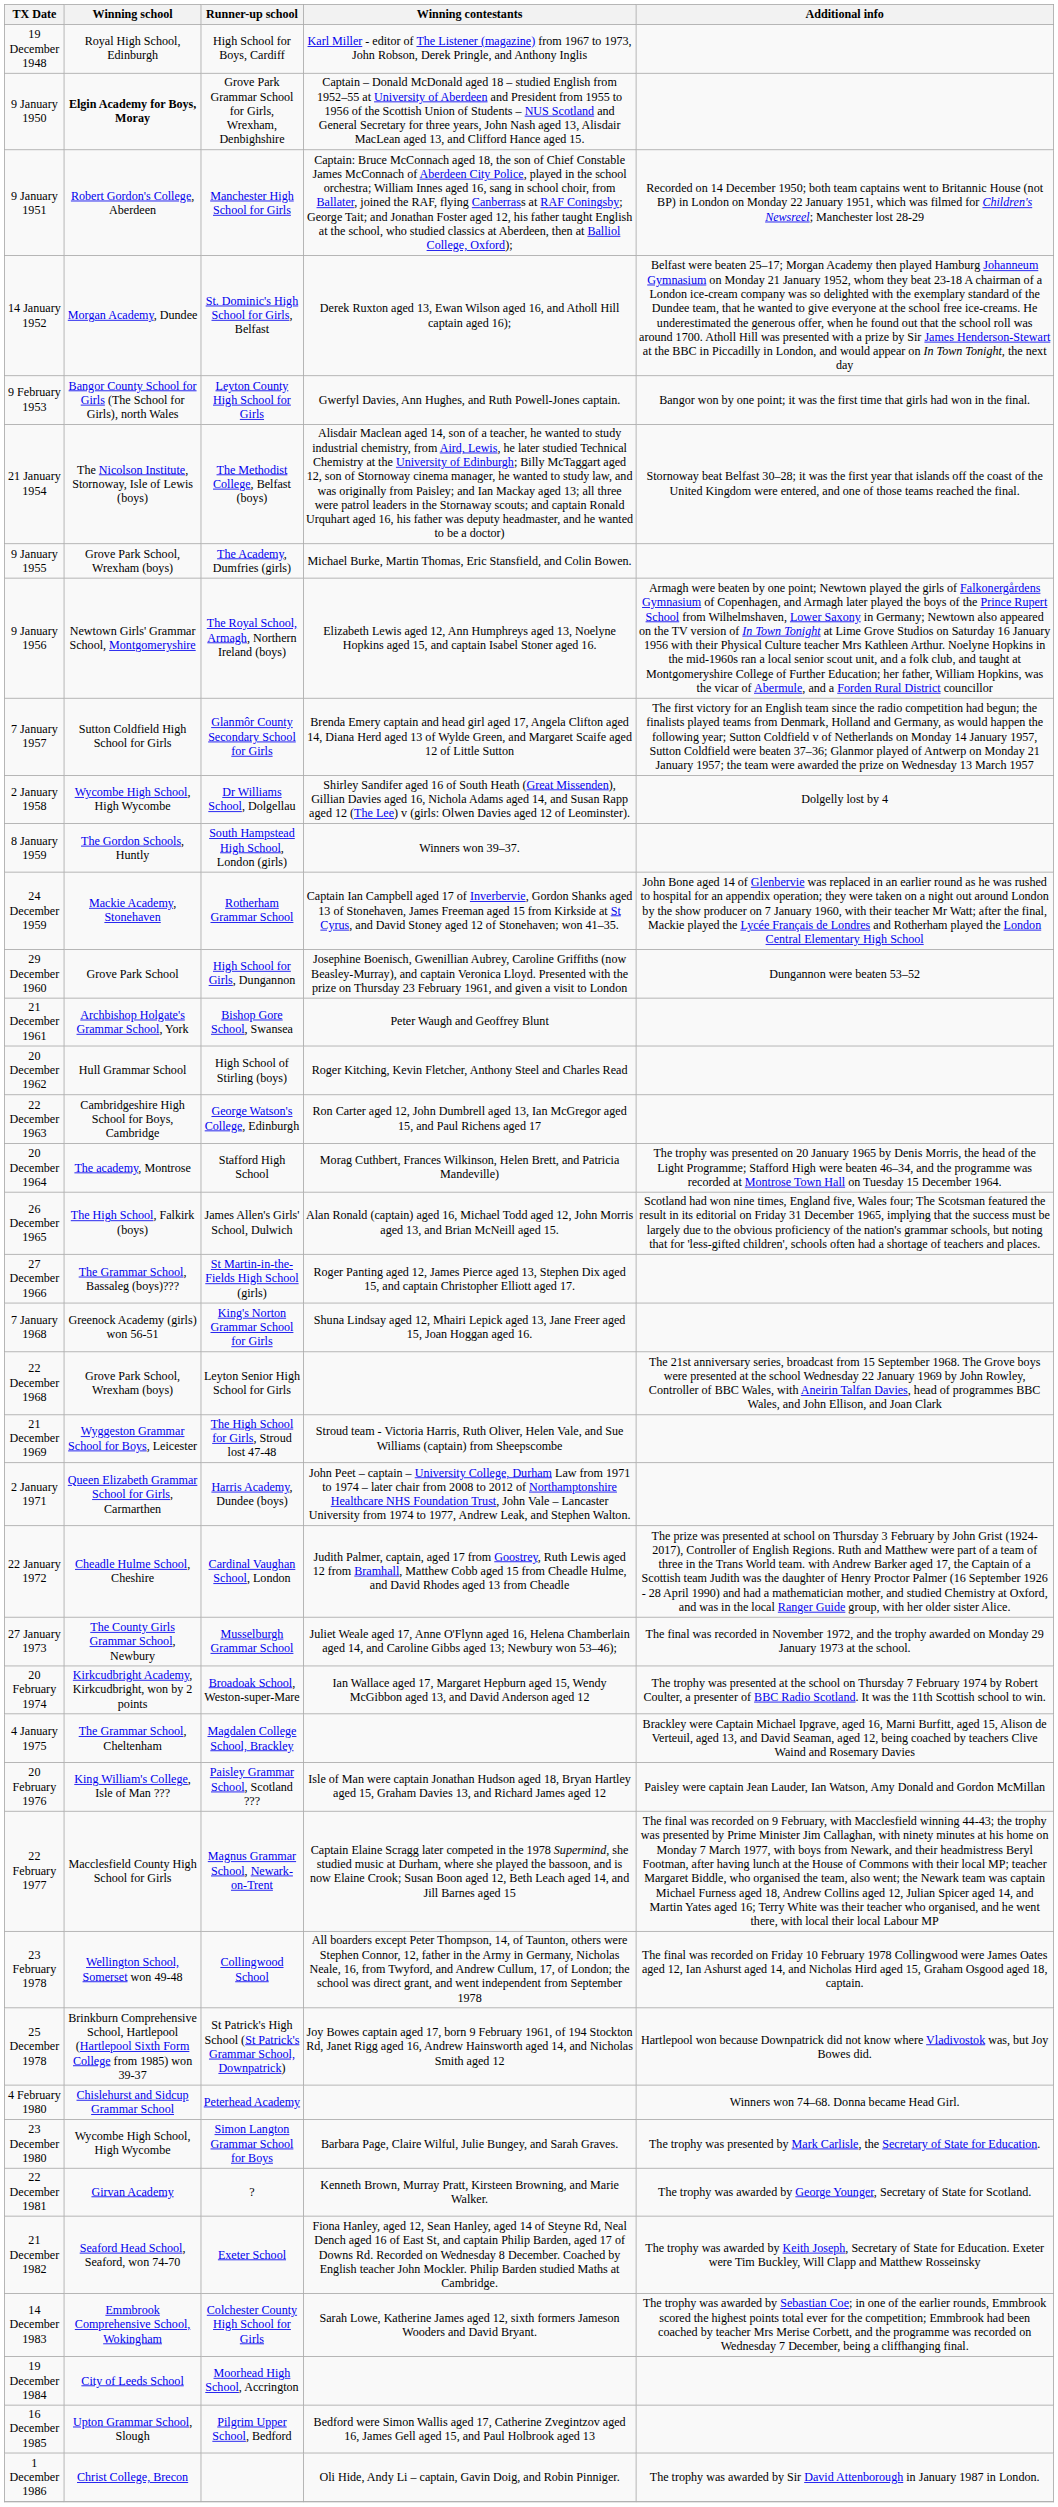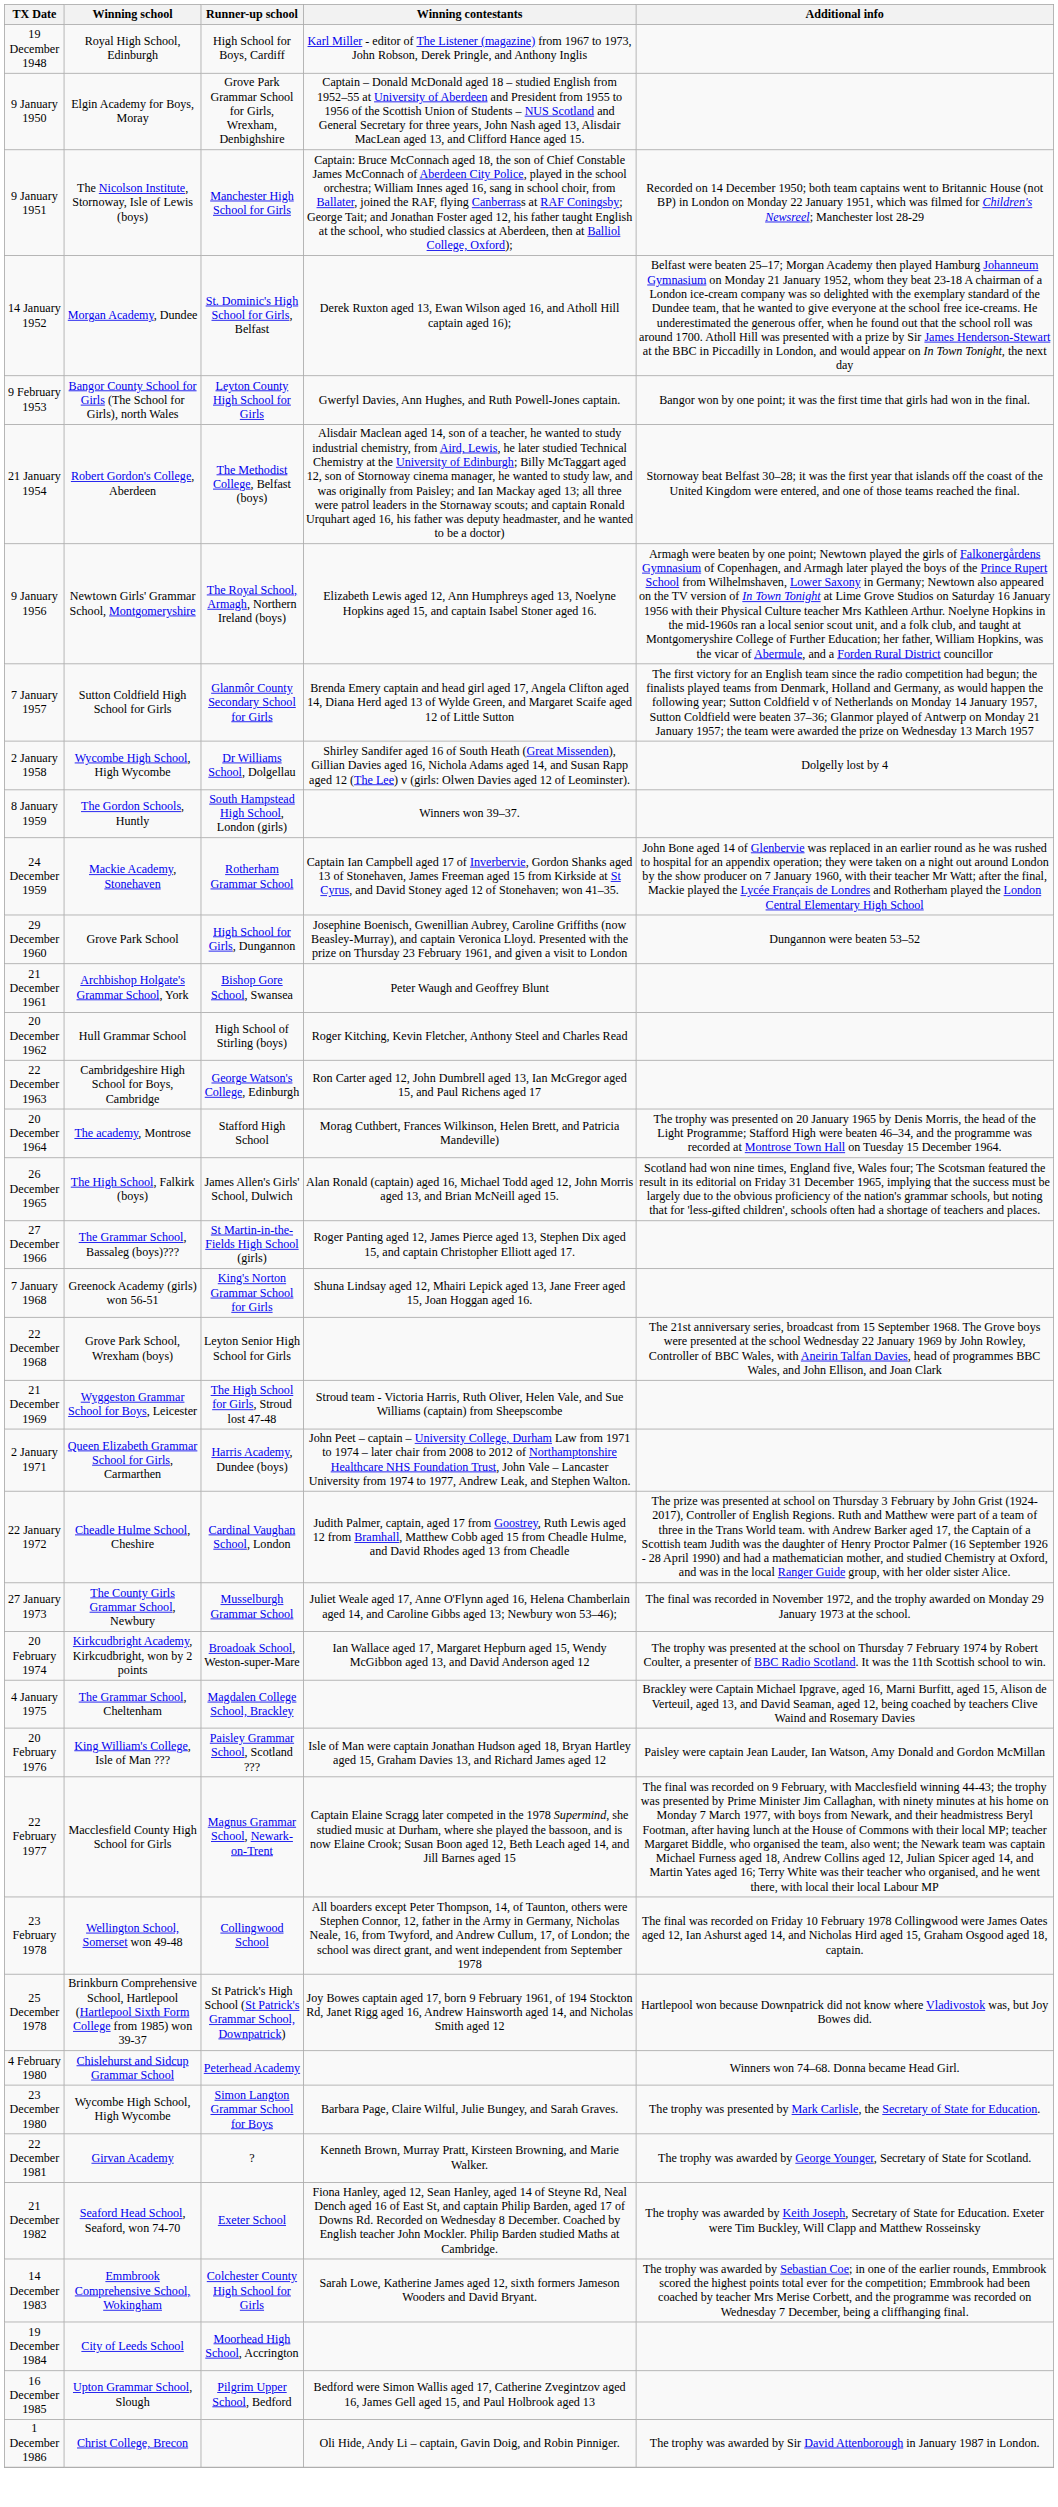(133, 111) bold -> (133, 111) normal
(133, 203) Robert Gordon's College, Aberdeen -> (133, 203) The Nicolson Institute, Stornoway, Isle of Lewis (boys)
(133, 484) The Nicolson Institute, Stornoway, Isle of Lewis (boys) -> (133, 484) Robert Gordon's College, Aberdeen
- row: (34, 561)
